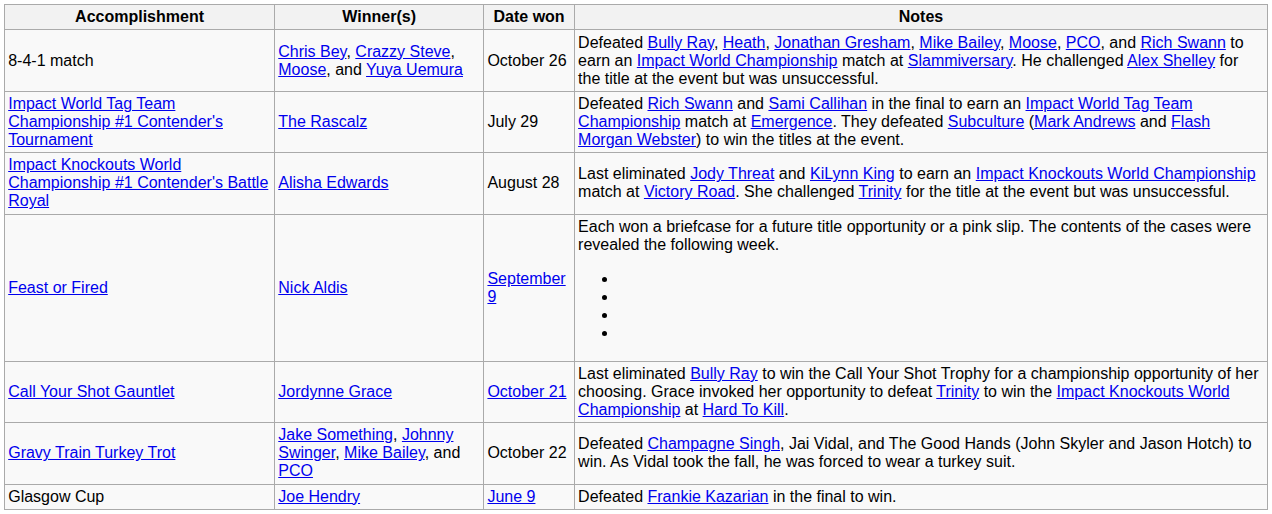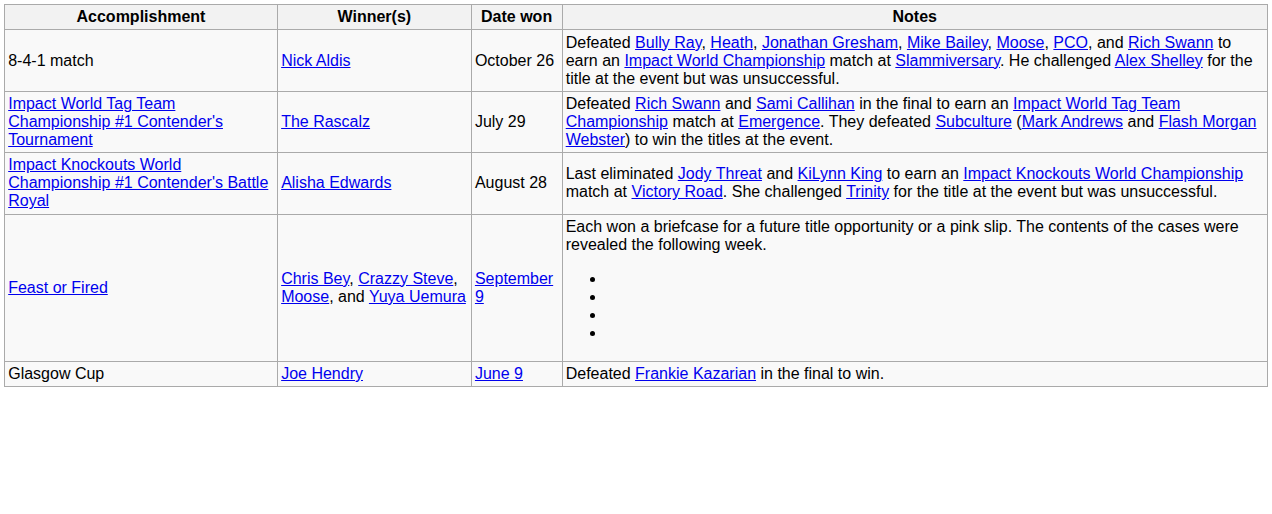(371, 60) Chris Bey, Crazzy Steve, Moose, and Yuya Uemura -> (316, 60) Nick Aldis
(313, 287) Nick Aldis -> (374, 287) Chris Bey, Crazzy Steve, Moose, and Yuya Uemura
- row: (91, 392)
- row: (92, 453)
